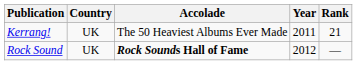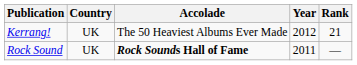(304, 32) 2011 -> (304, 32) 2012
(304, 50) 2012 -> (304, 50) 2011
